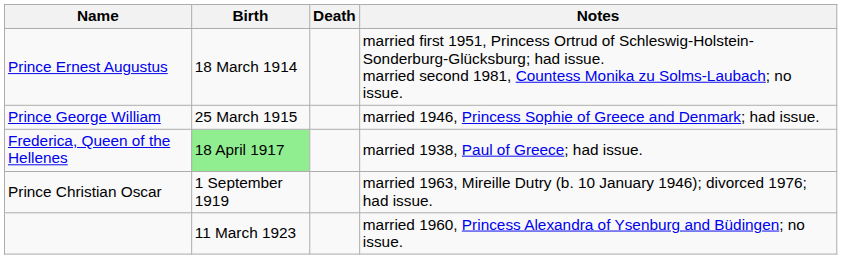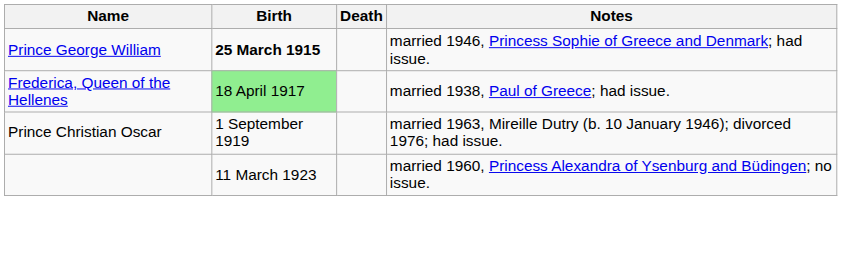- row: (88, 66)
(246, 117) normal -> (268, 49) bold
